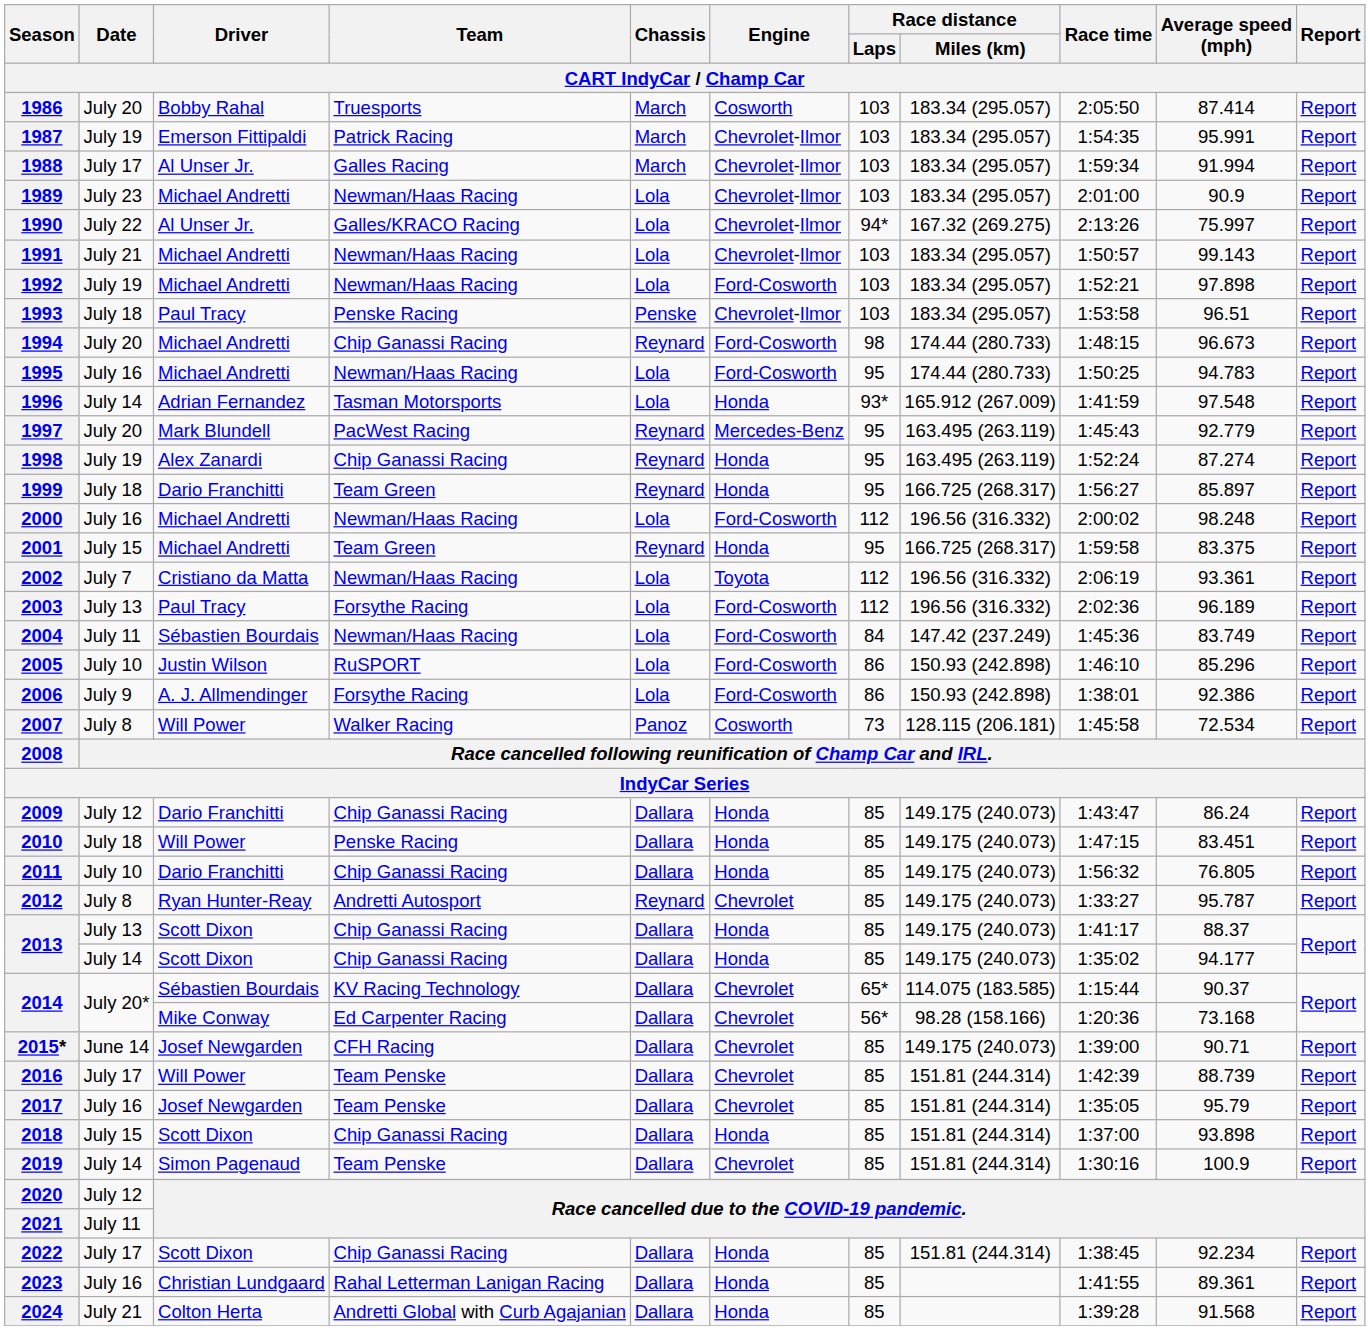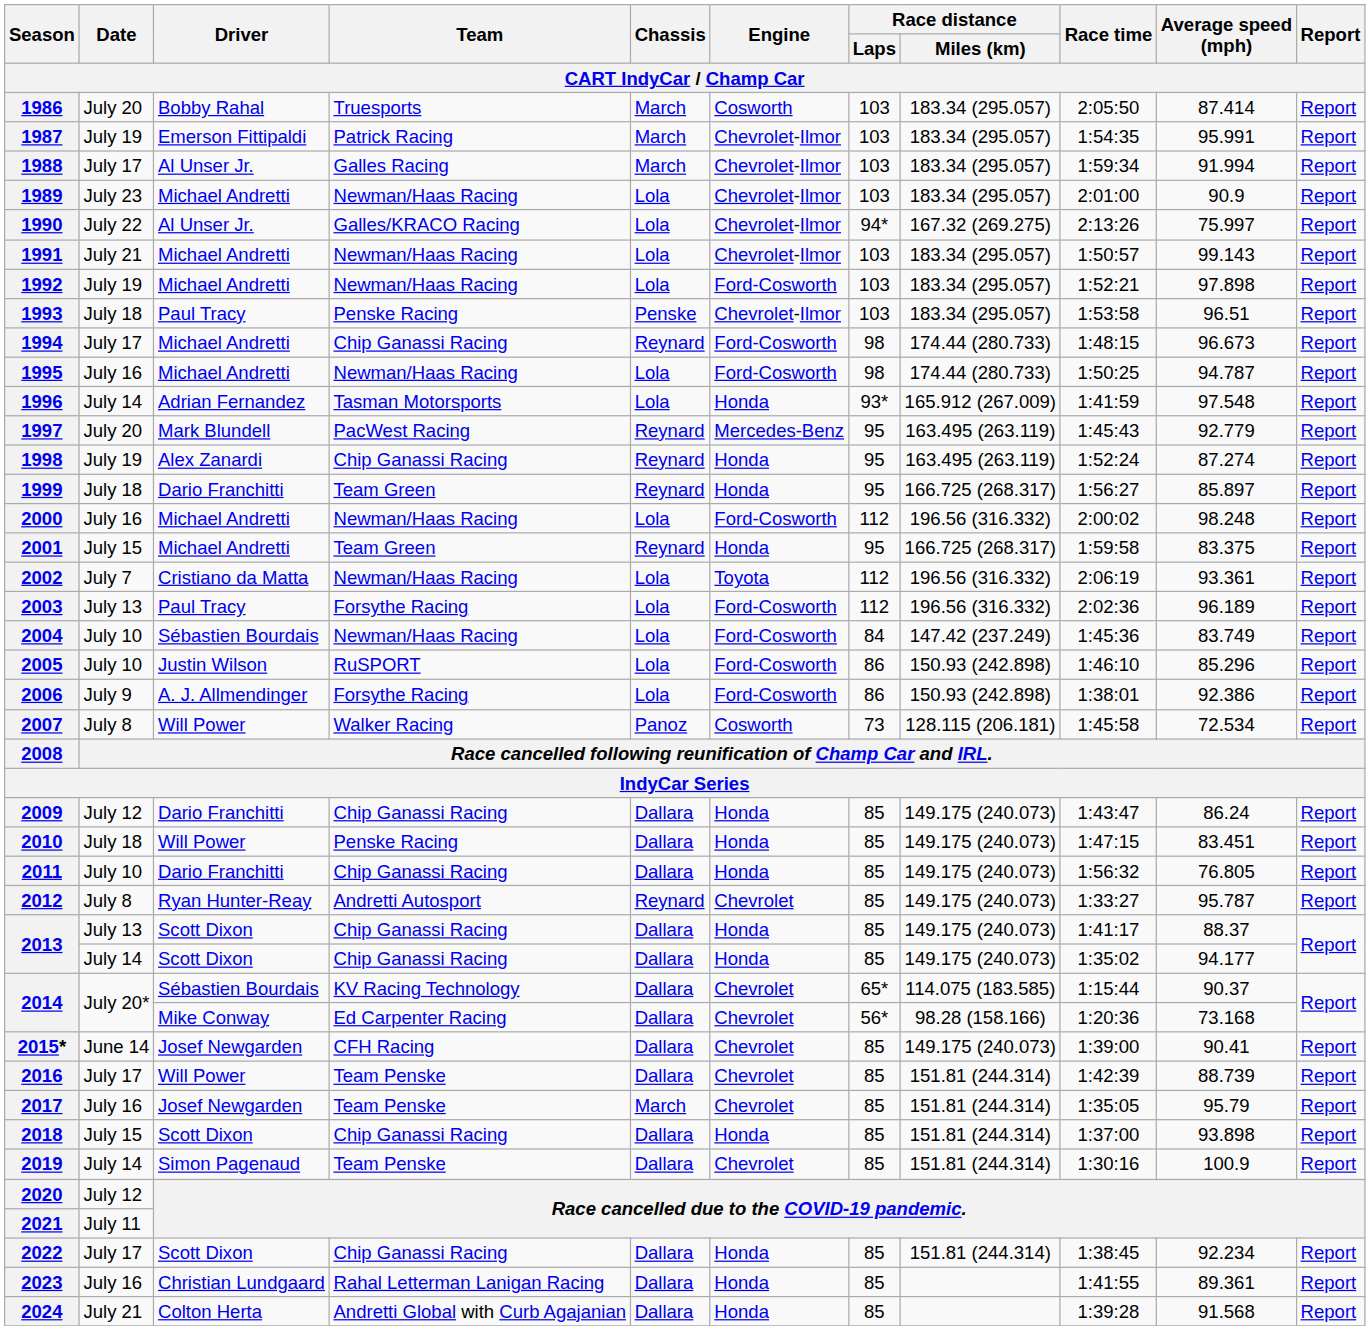(113, 342) July 20 -> (113, 342) July 17
(874, 372) 95 -> (874, 372) 98
(1226, 372) 94.783 -> (1226, 372) 94.787
(112, 636) July 11 -> (113, 636) July 10
(1226, 1047) 90.71 -> (1226, 1047) 90.41
(664, 1106) Dallara -> (660, 1106) March
